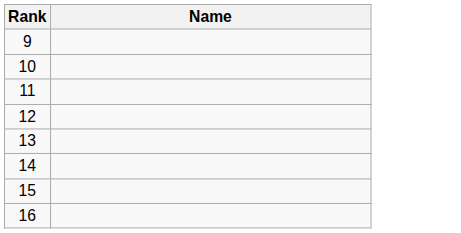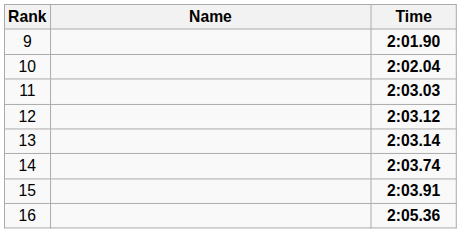+ column: (414, 16)
